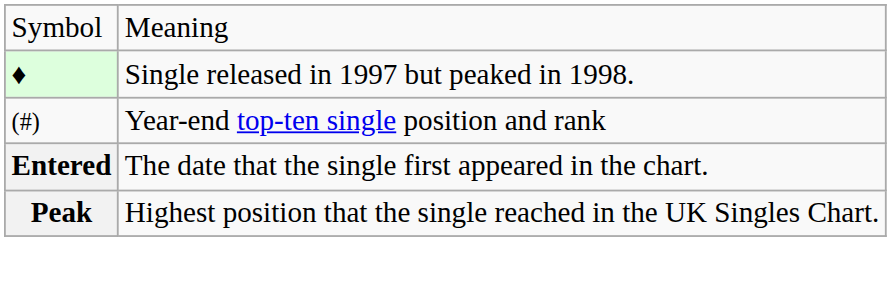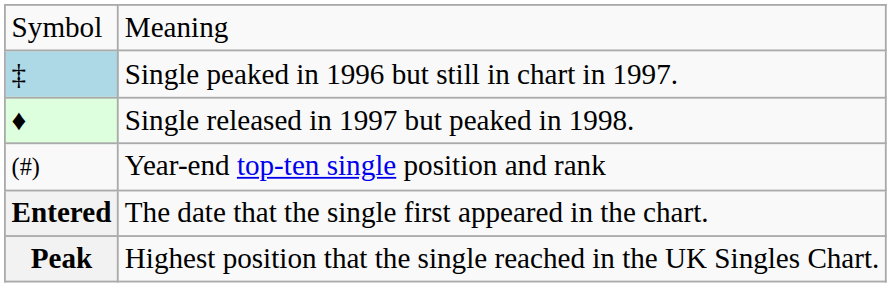+ row: (401, 73)
